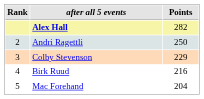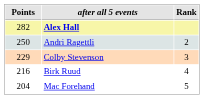columns swapped: (17, 12) <-> (181, 12)
